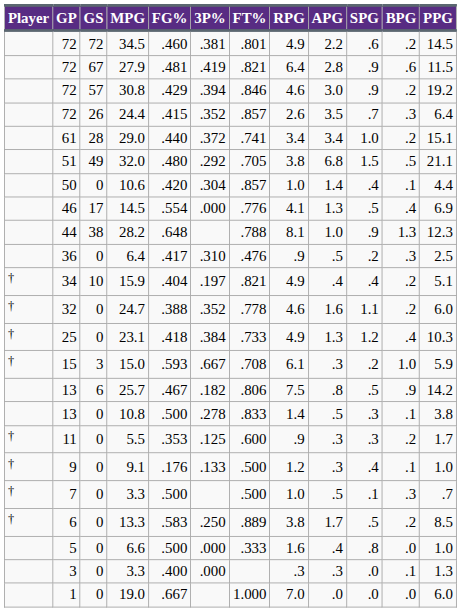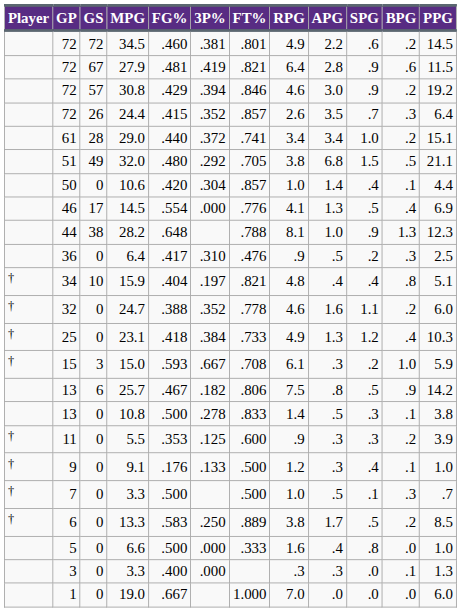(295, 281) 4.9 -> (295, 281) 4.8
(411, 281) .2 -> (411, 281) .8
(444, 439) 1.7 -> (444, 439) 3.9
